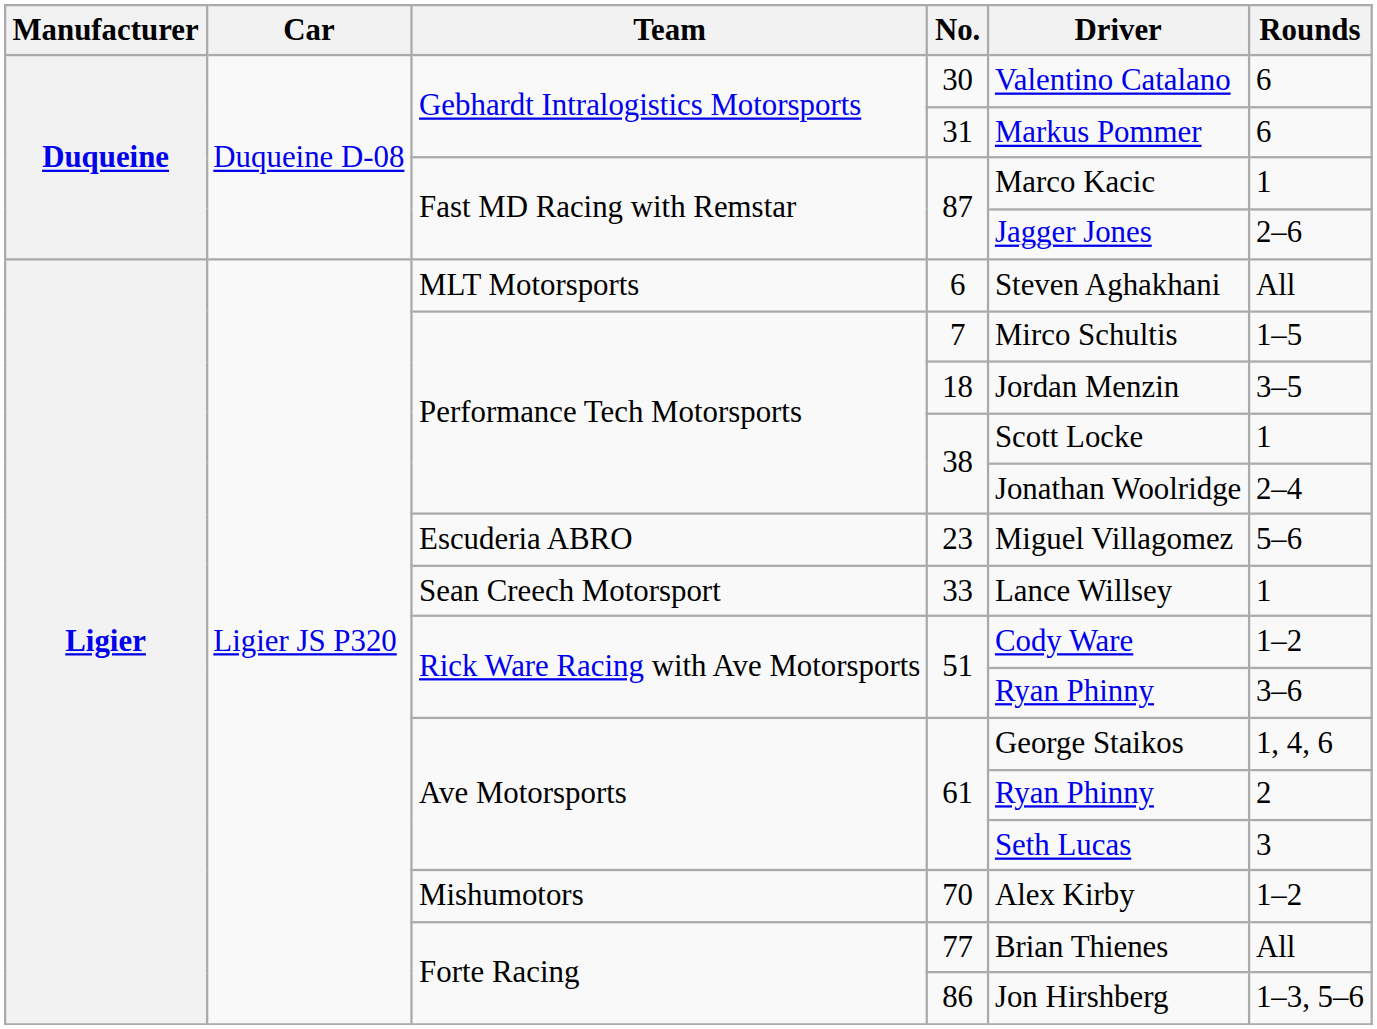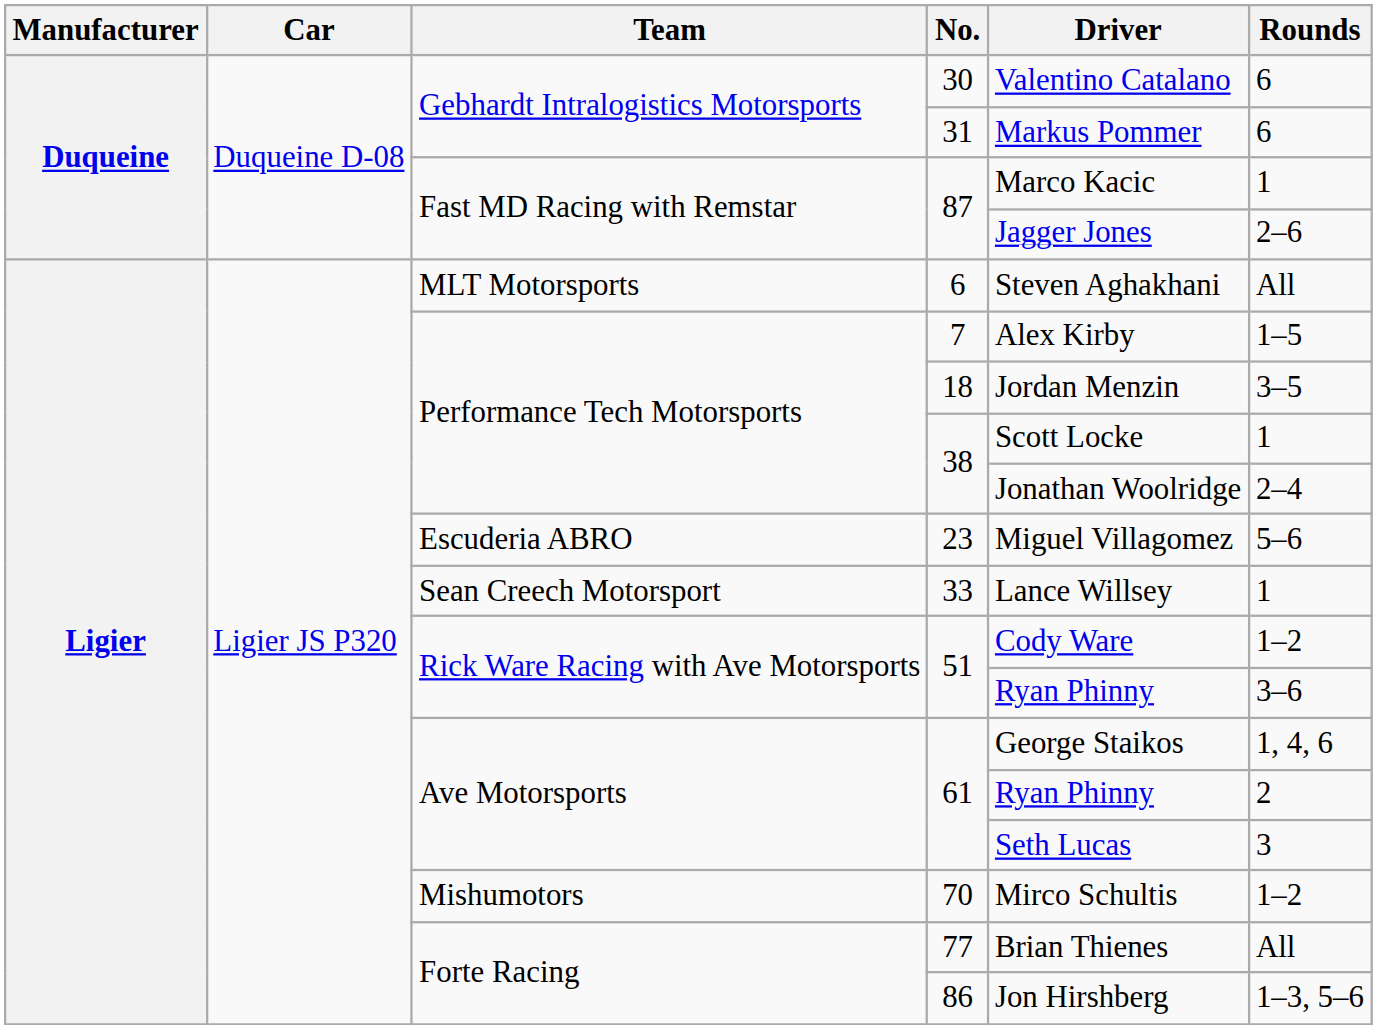(1086, 335) Mirco Schultis -> (1065, 335) Alex Kirby
(1065, 895) Alex Kirby -> (1086, 895) Mirco Schultis
